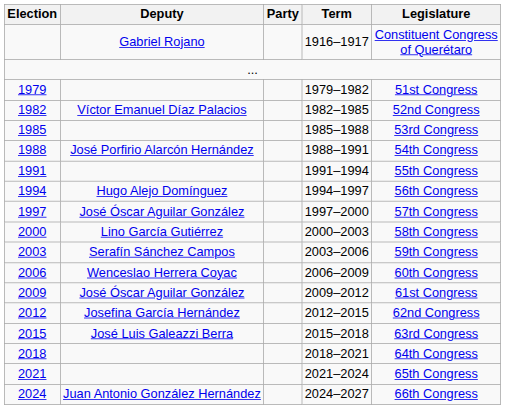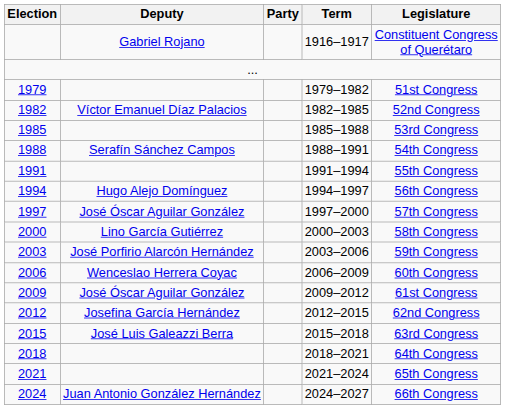(162, 150) José Porfirio Alarcón Hernández -> (162, 150) Serafín Sánchez Campos
(162, 252) Serafín Sánchez Campos -> (162, 252) José Porfirio Alarcón Hernández
